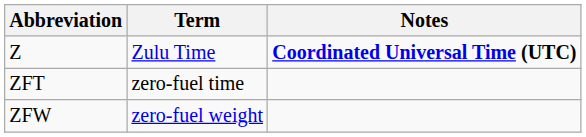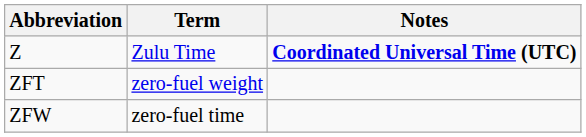(188, 83) zero-fuel time -> (197, 83) zero-fuel weight
(197, 115) zero-fuel weight -> (188, 115) zero-fuel time
